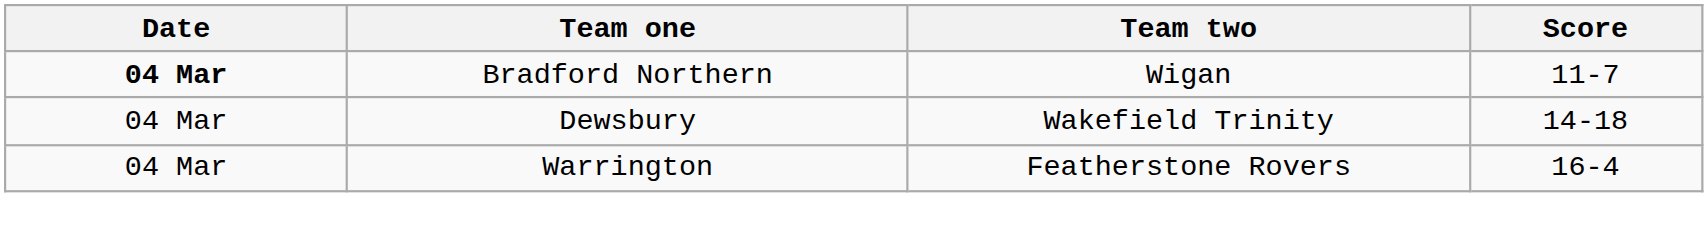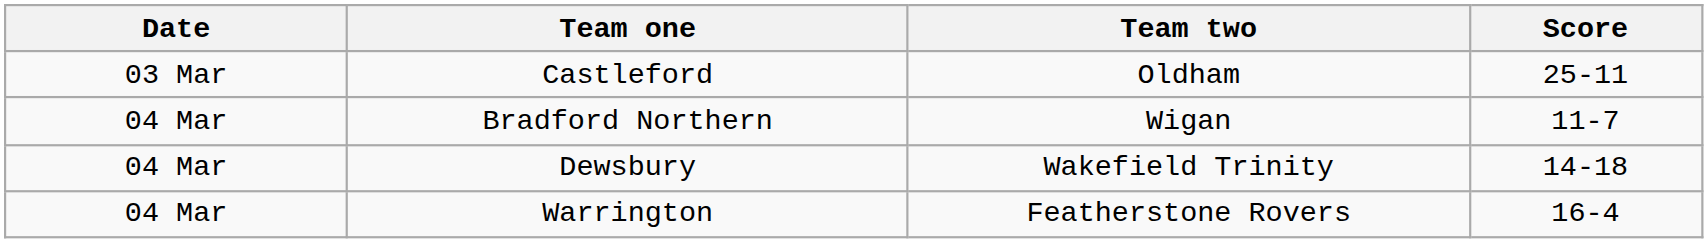+ row: (628, 75)
(176, 75) bold -> (176, 121) normal
